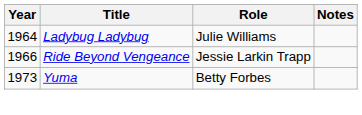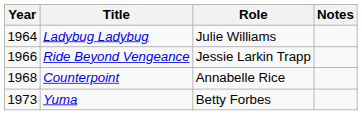+ row: (81, 78)
